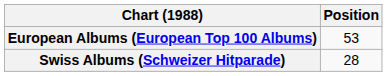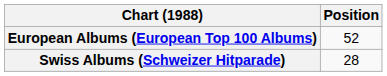(351, 37) 53 -> (351, 37) 52
